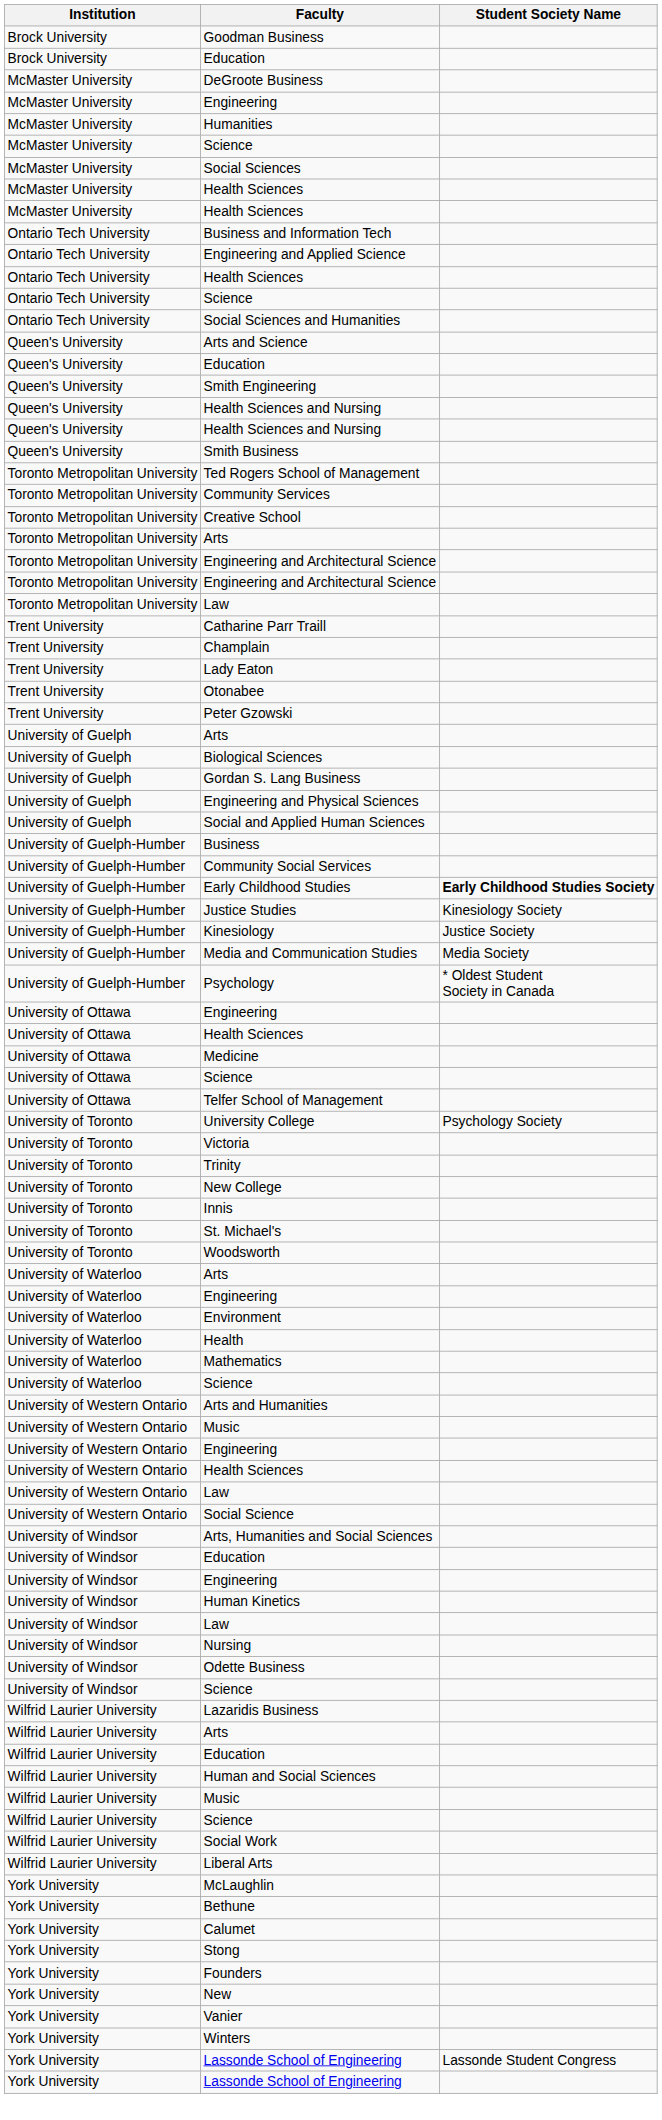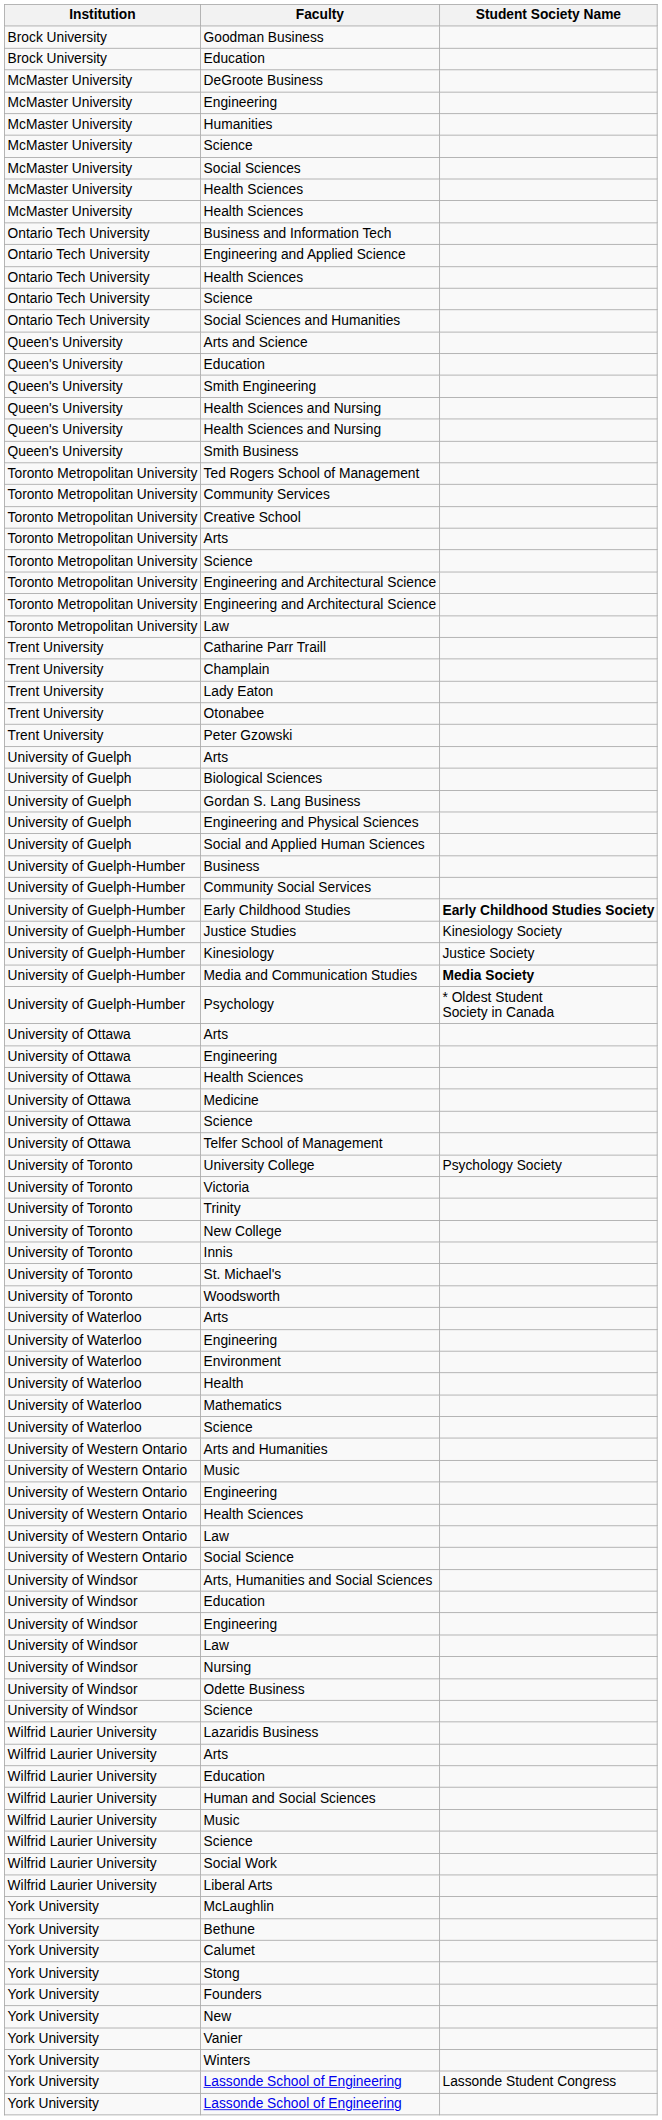+ row: (102, 560)
(486, 953) normal -> (488, 975) bold
+ row: (69, 1034)
- row: (73, 1602)
